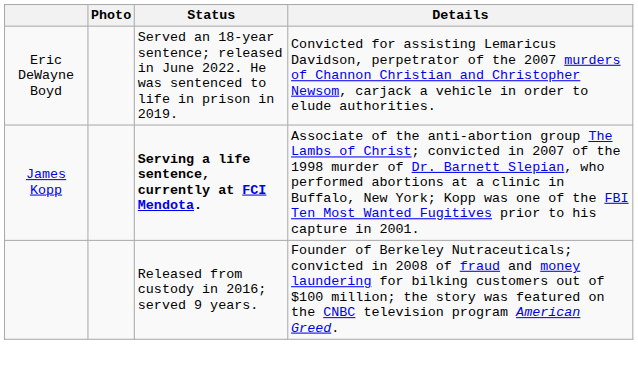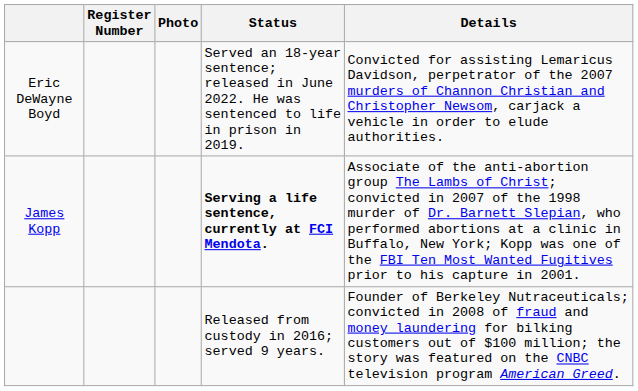+ column: (119, 23)
